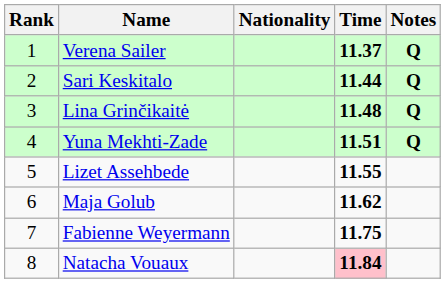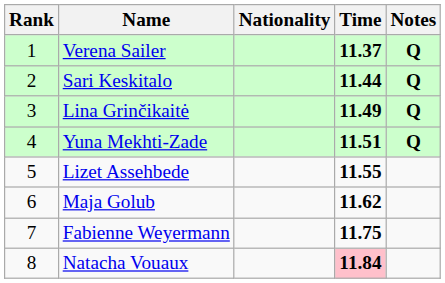(360, 111) 11.48 -> (360, 111) 11.49
